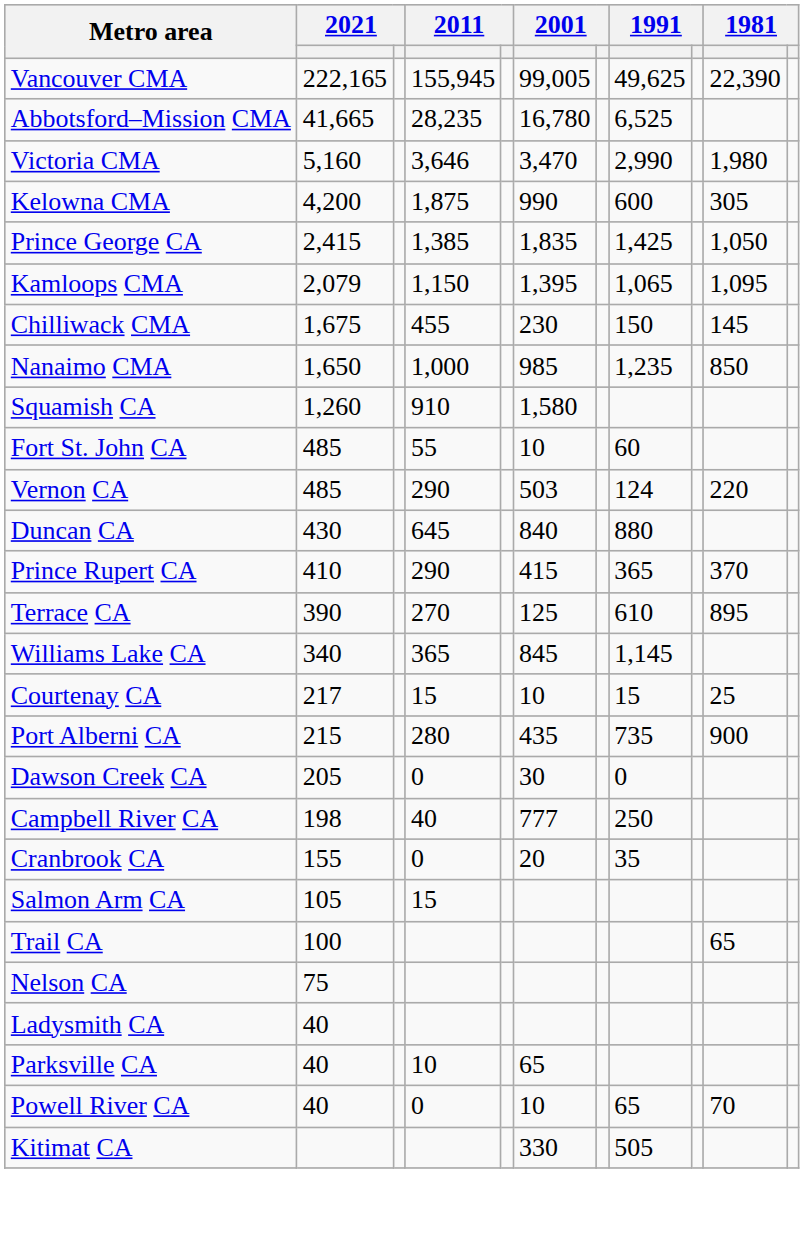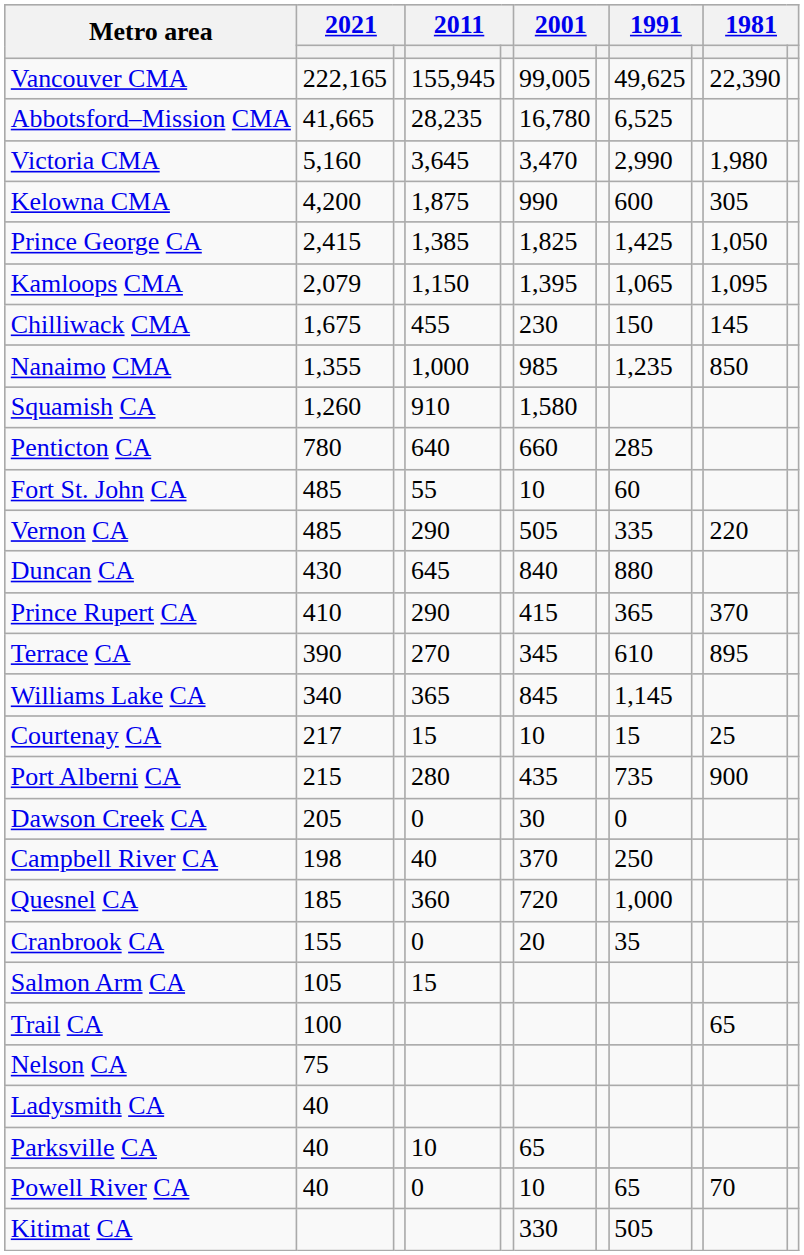(440, 160) 3,646 -> (440, 160) 3,645
(548, 242) 1,835 -> (548, 242) 1,825
(332, 365) 1,650 -> (332, 365) 1,355
+ row: (81, 448)
(539, 489) 503 -> (539, 530) 505
(634, 489) 124 -> (634, 530) 335
(539, 612) 125 -> (539, 653) 345
(539, 818) 777 -> (539, 859) 370
+ row: (75, 900)
